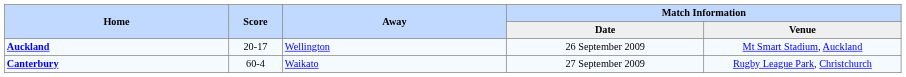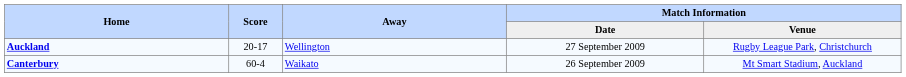(605, 47) 26 September 2009 -> (605, 47) 27 September 2009
(802, 47) Mt Smart Stadium, Auckland -> (802, 47) Rugby League Park, Christchurch
(605, 64) 27 September 2009 -> (605, 64) 26 September 2009
(802, 64) Rugby League Park, Christchurch -> (802, 64) Mt Smart Stadium, Auckland
